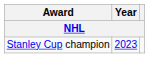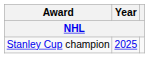(126, 45) 2023 -> (126, 45) 2025
